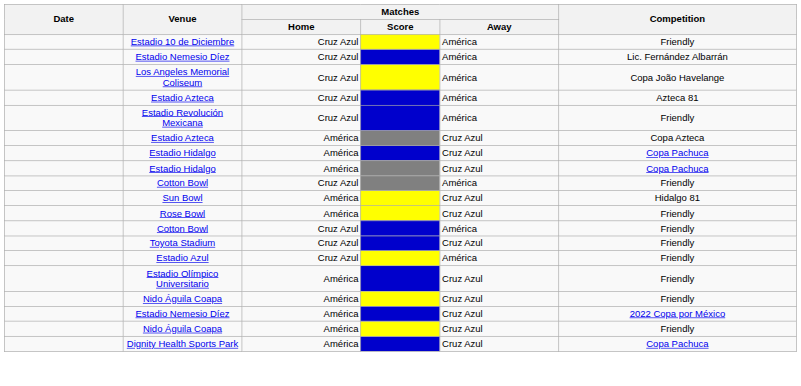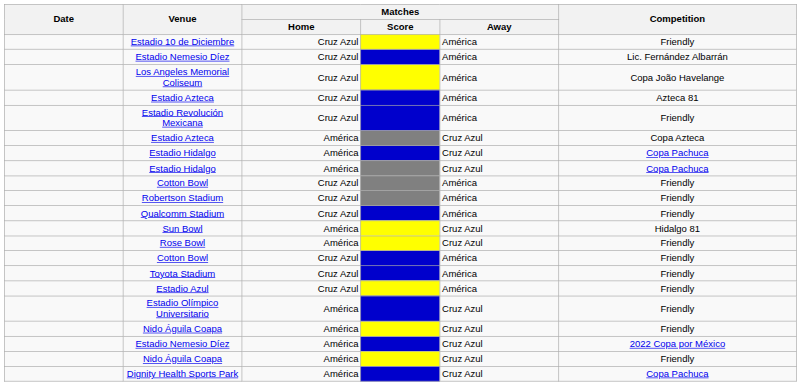+ row: (182, 199)
+ row: (182, 214)
(462, 244) Cruz Azul -> (459, 274) América
